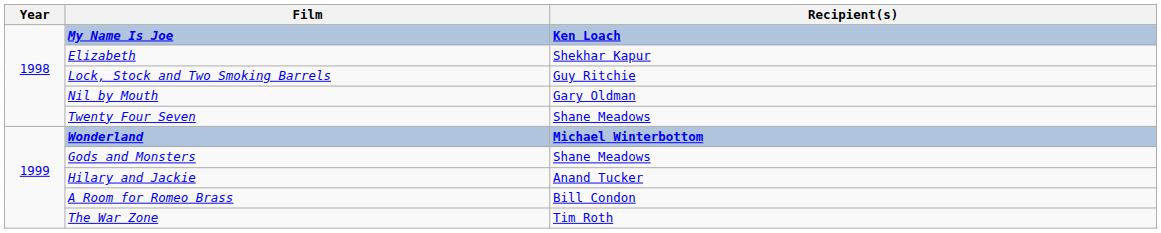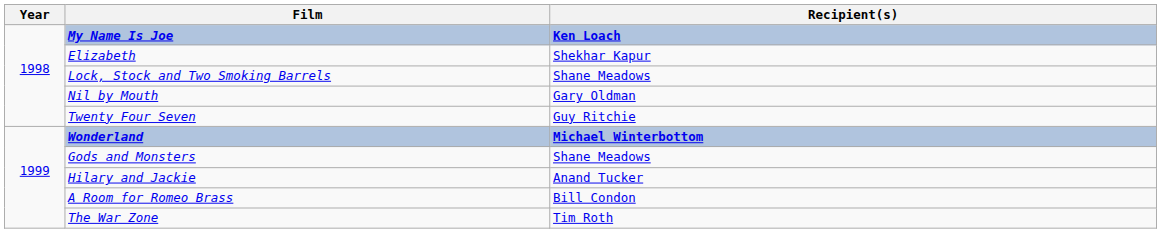(594, 76) Guy Ritchie -> (602, 76) Shane Meadows
(602, 116) Shane Meadows -> (594, 116) Guy Ritchie
